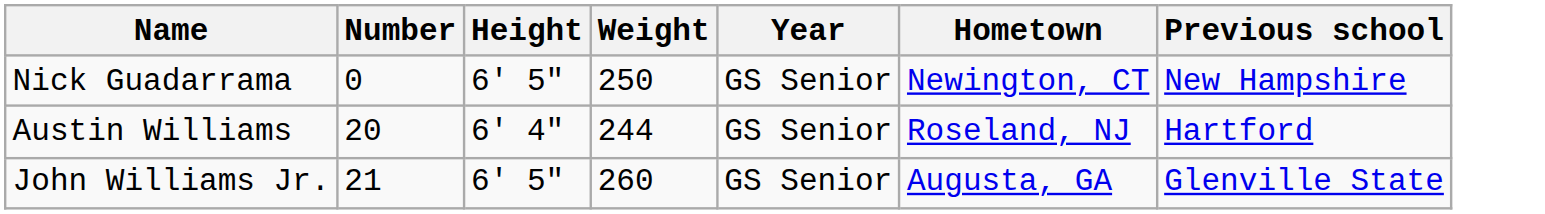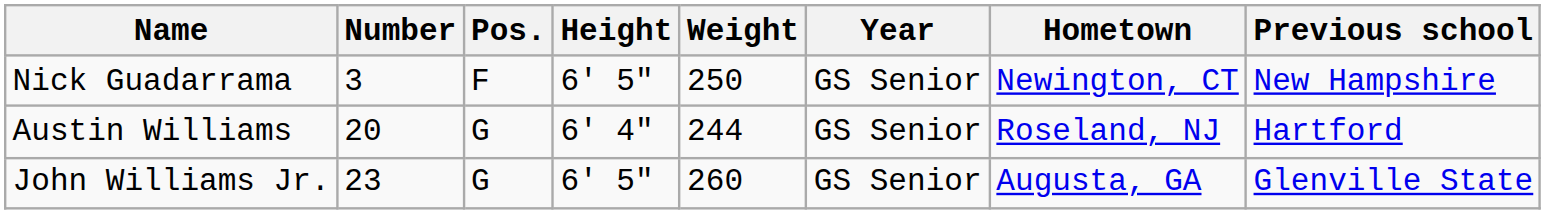+ column: (508, 31)
(354, 81) 0 -> (354, 81) 3
(363, 182) 21 -> (363, 182) 23
